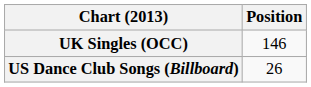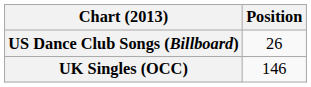rows swapped: (123, 43) <-> (123, 69)
